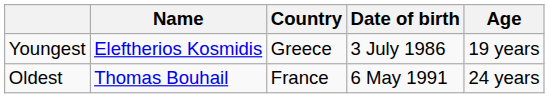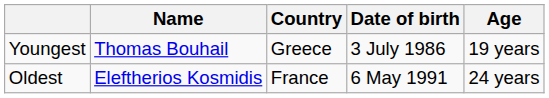(178, 48) Eleftherios Kosmidis -> (161, 48) Thomas Bouhail
(161, 78) Thomas Bouhail -> (178, 78) Eleftherios Kosmidis
